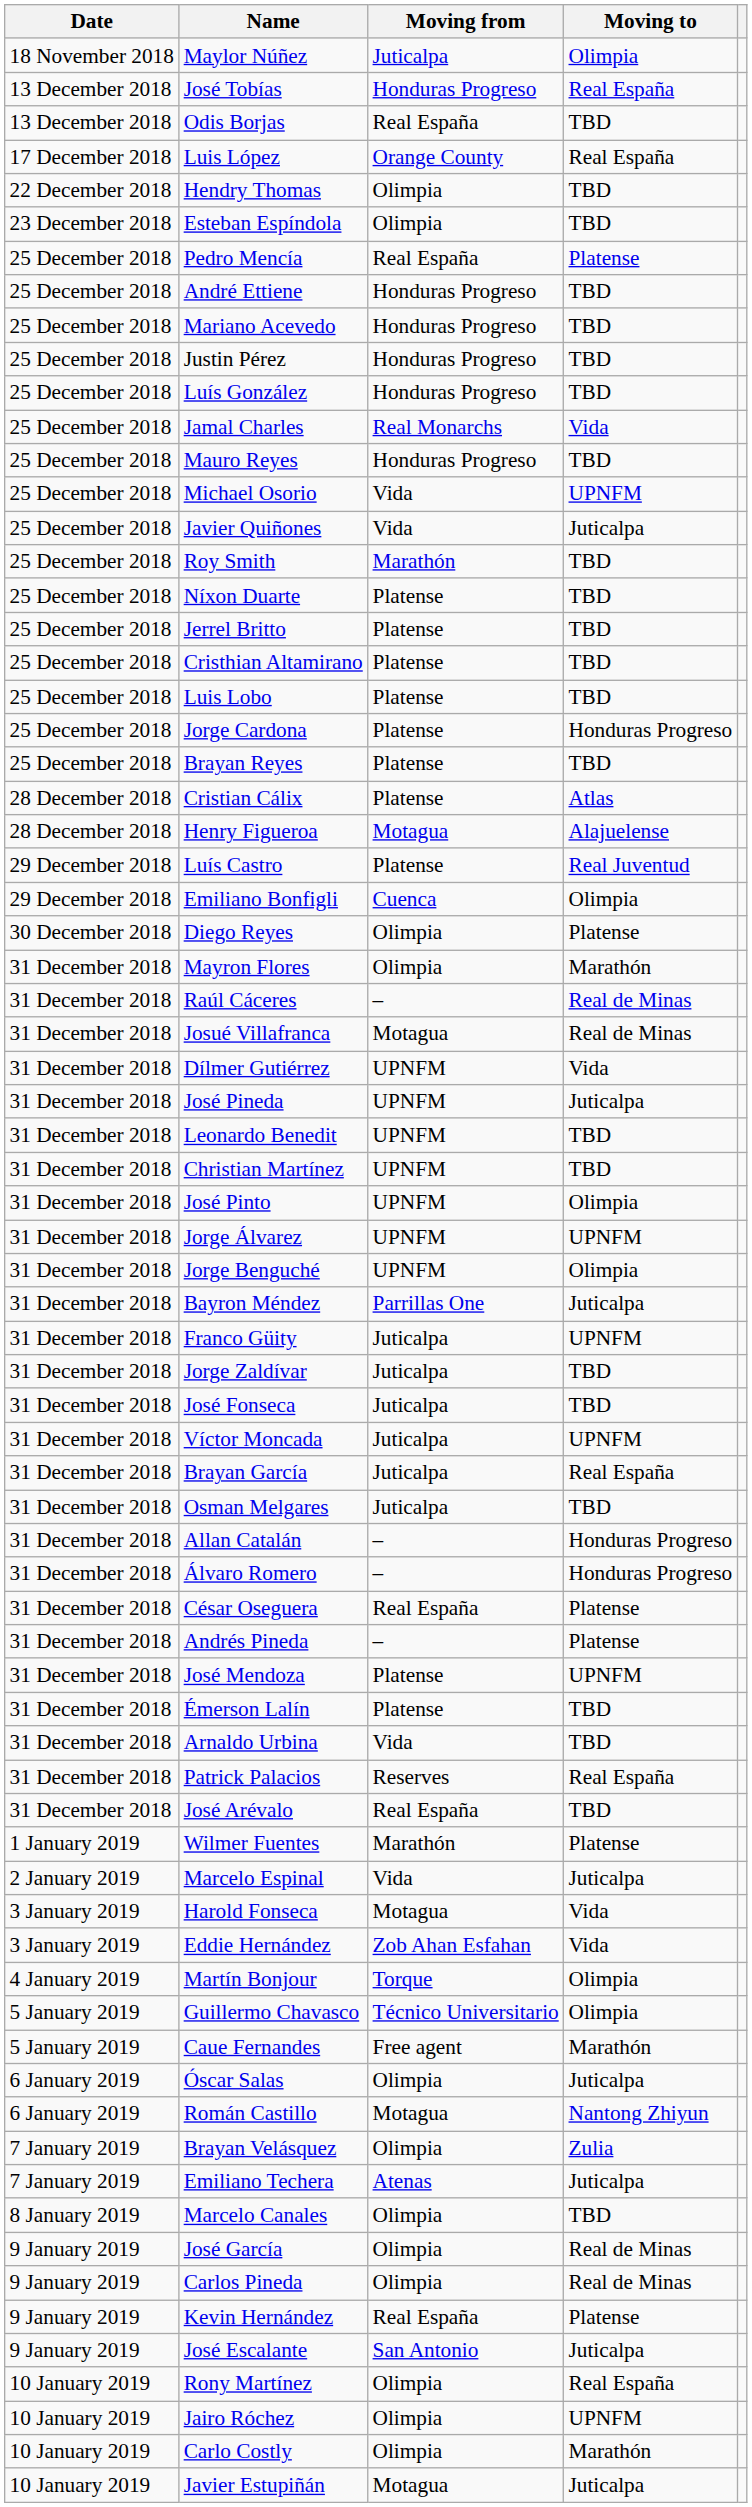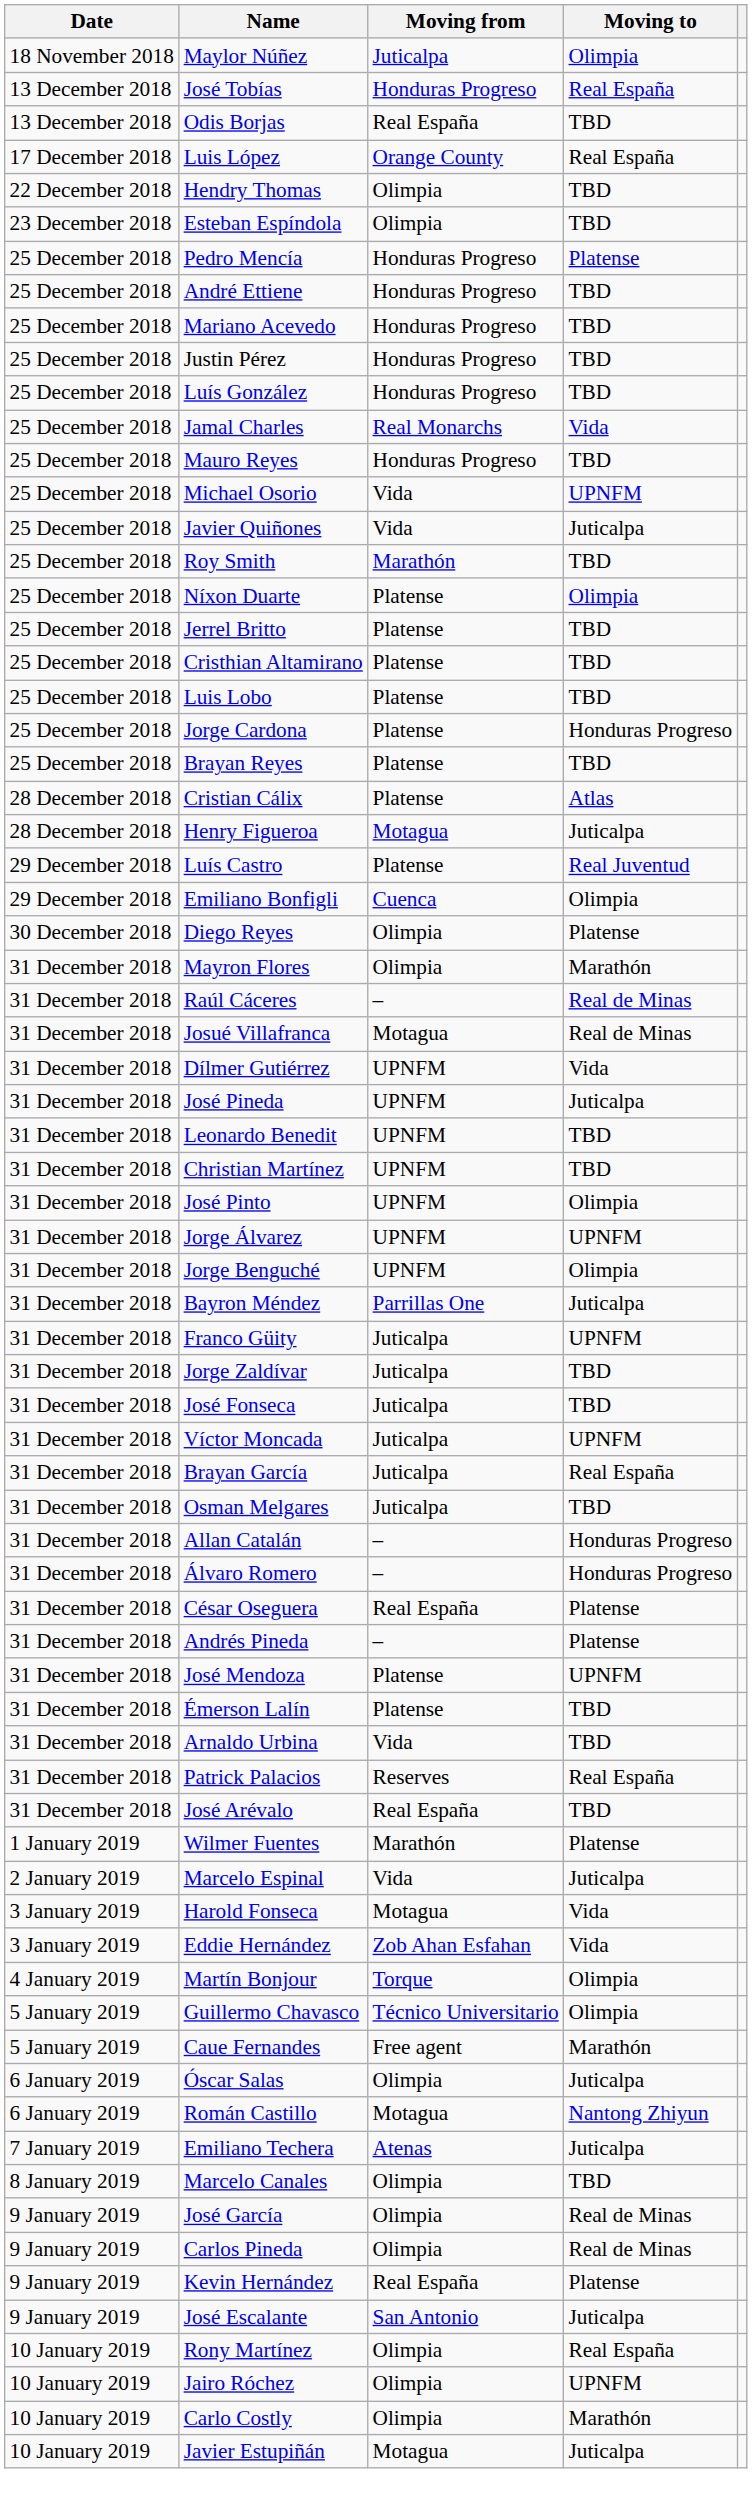(425, 257) Real España -> (454, 257) Honduras Progreso
(590, 595) TBD -> (603, 595) Olimpia
(619, 831) Alajuelense -> (606, 831) Juticalpa
- row: (260, 2147)
